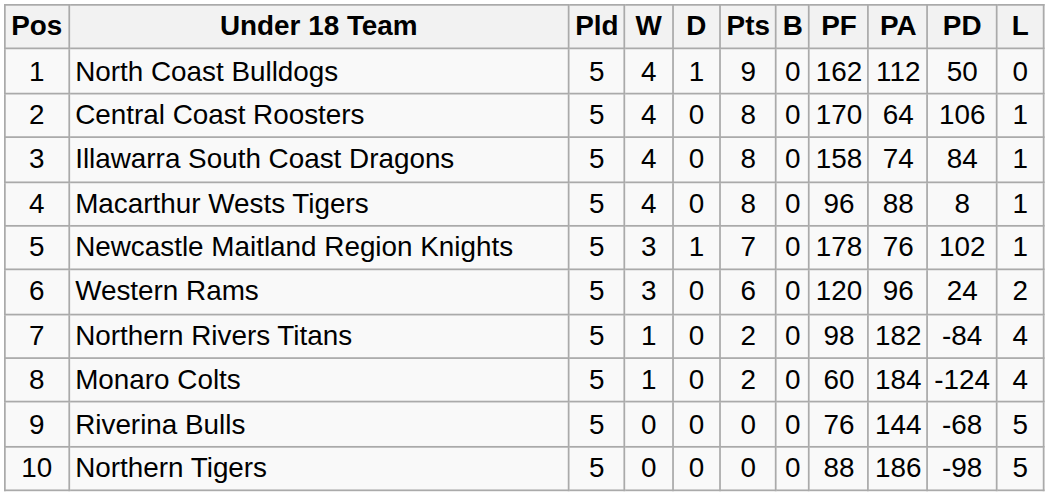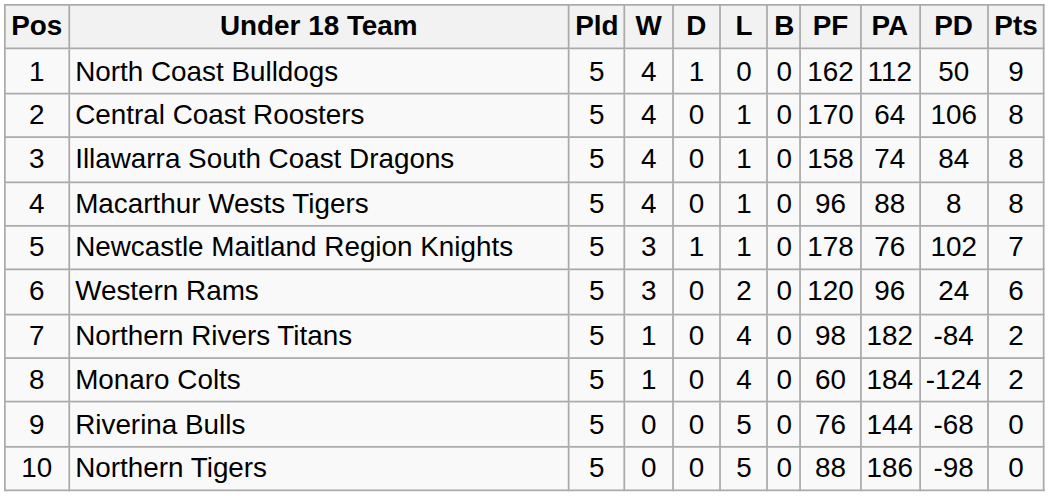columns swapped: (1020, 26) <-> (748, 26)
